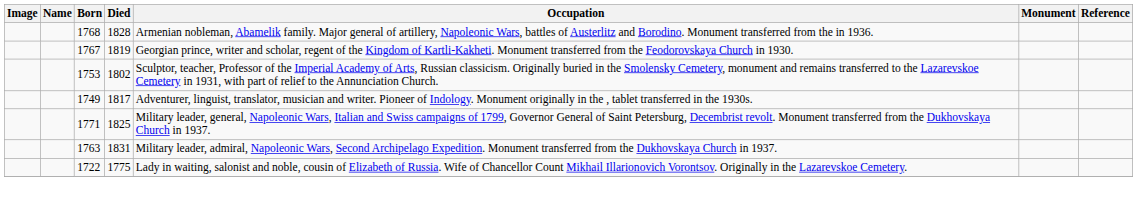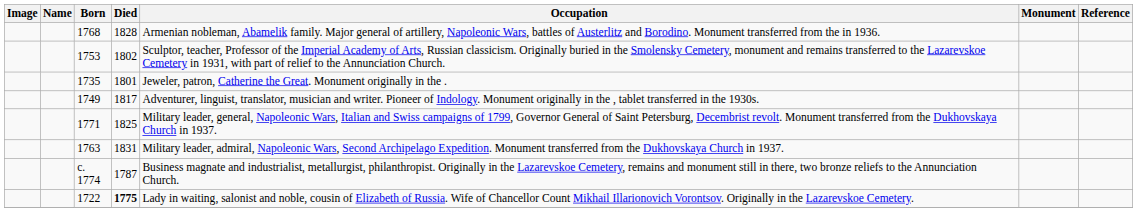- row: (89, 50)
+ row: (89, 81)
+ row: (89, 173)
(119, 167) normal -> (126, 198) bold
